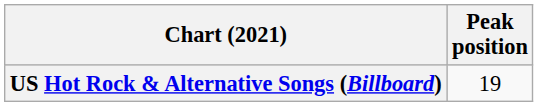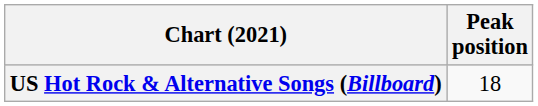(490, 82) 19 -> (490, 82) 18
